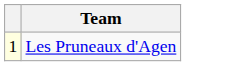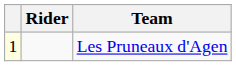+ column: (47, 18)
